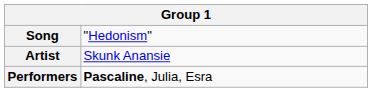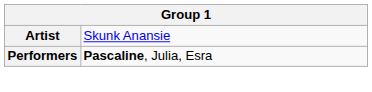- row: (42, 36)
